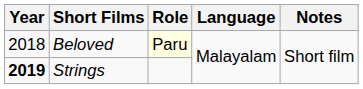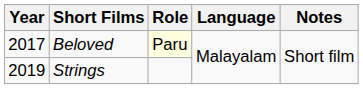(27, 44) 2018 -> (27, 44) 2017
(27, 70) bold -> (27, 70) normal
